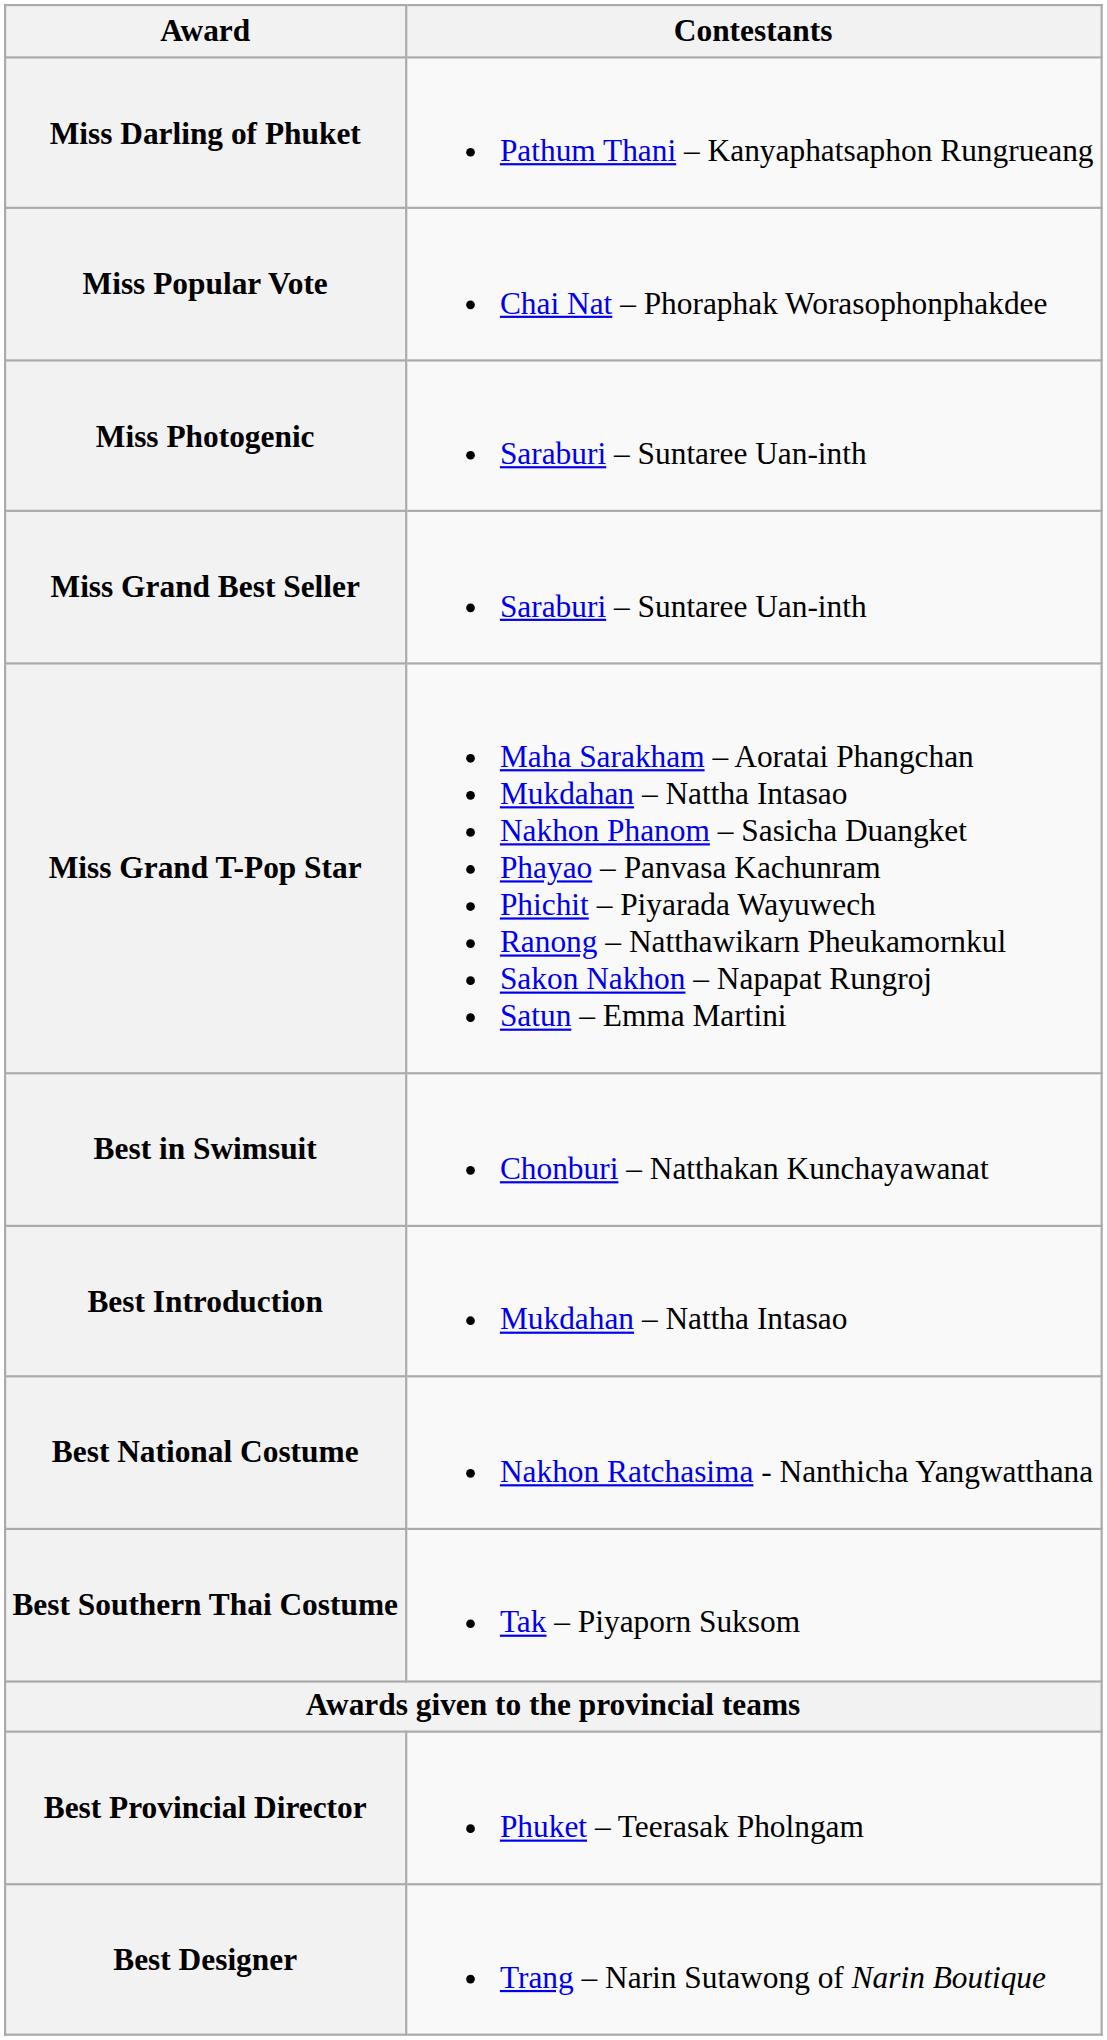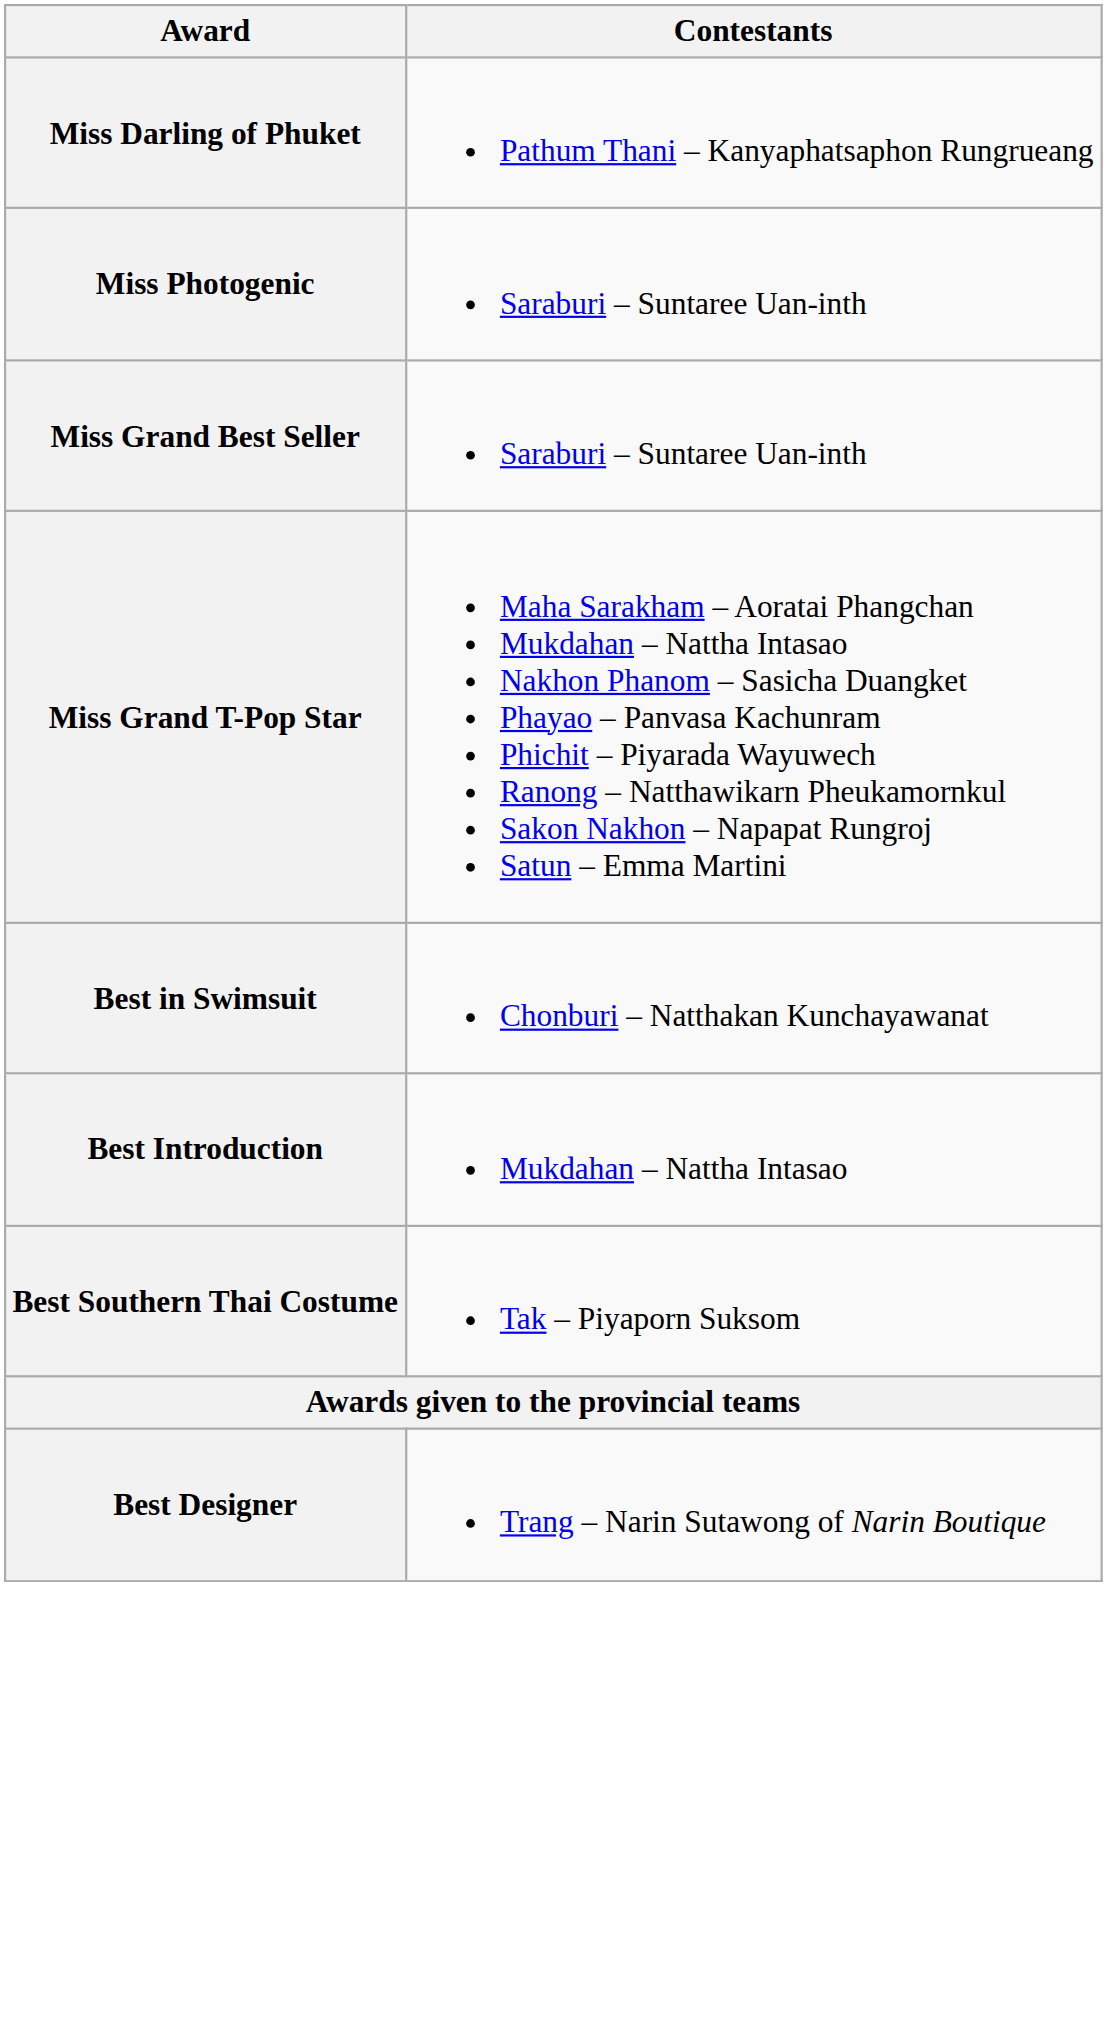- row: (205, 284)
- row: (205, 1452)
- row: (205, 1807)
